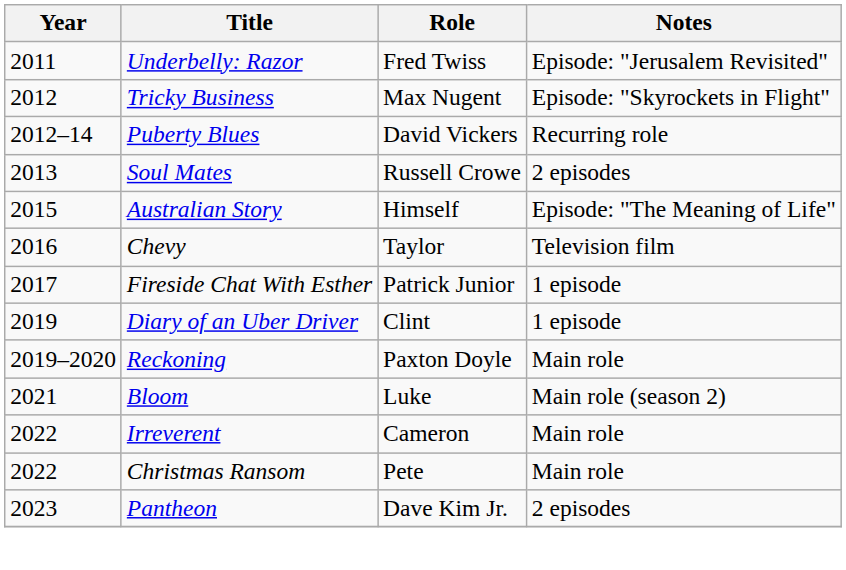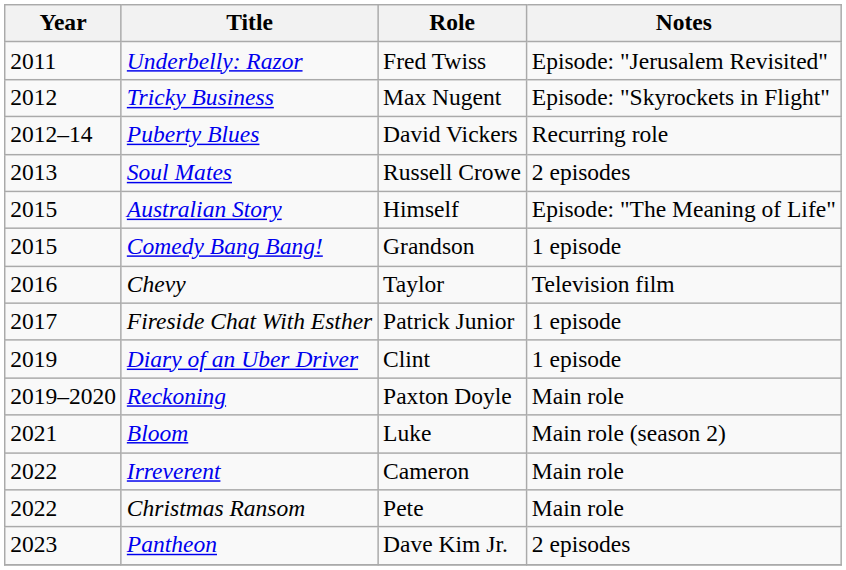+ row: (225, 246)
